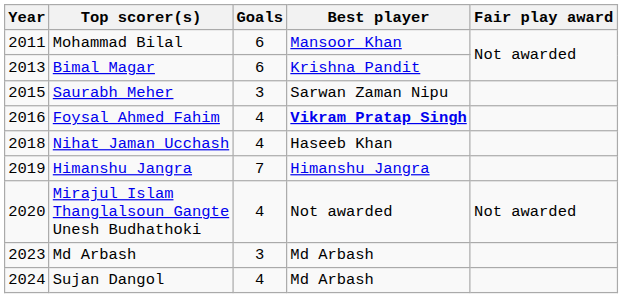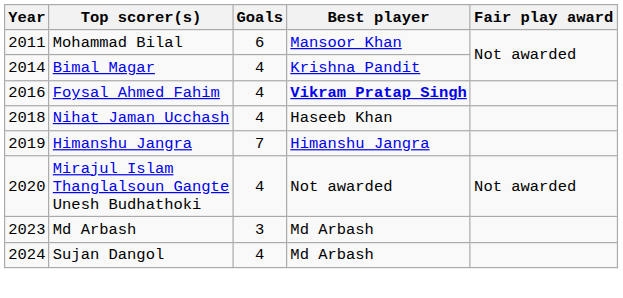(27, 68) 2013 -> (27, 68) 2014
(260, 68) 6 -> (260, 68) 4
- row: (113, 93)
